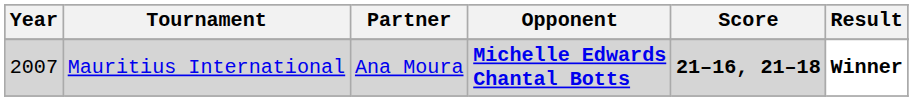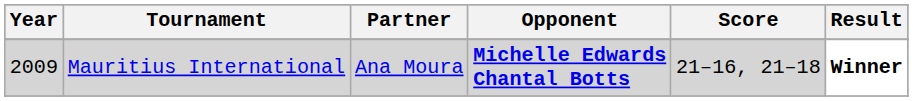(34, 67) 2007 -> (34, 67) 2009
(748, 67) bold -> (748, 67) normal
